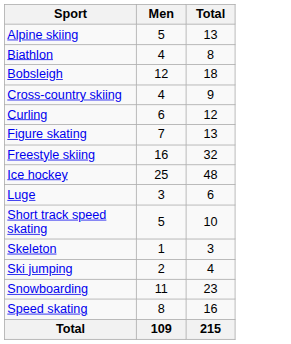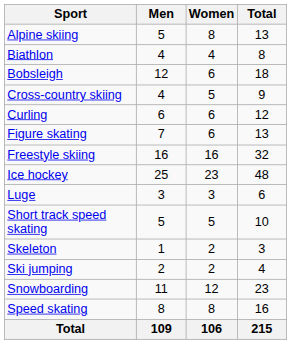+ column: (212, 14)
